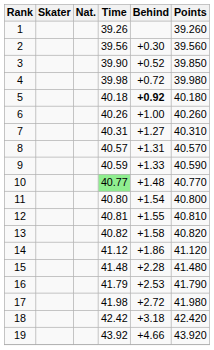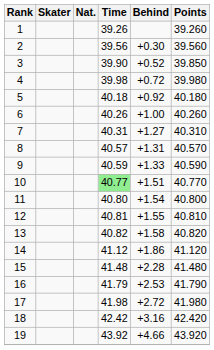(151, 98) bold -> (151, 98) normal
(151, 183) +1.48 -> (151, 183) +1.51
(151, 319) +3.18 -> (151, 319) +3.16
